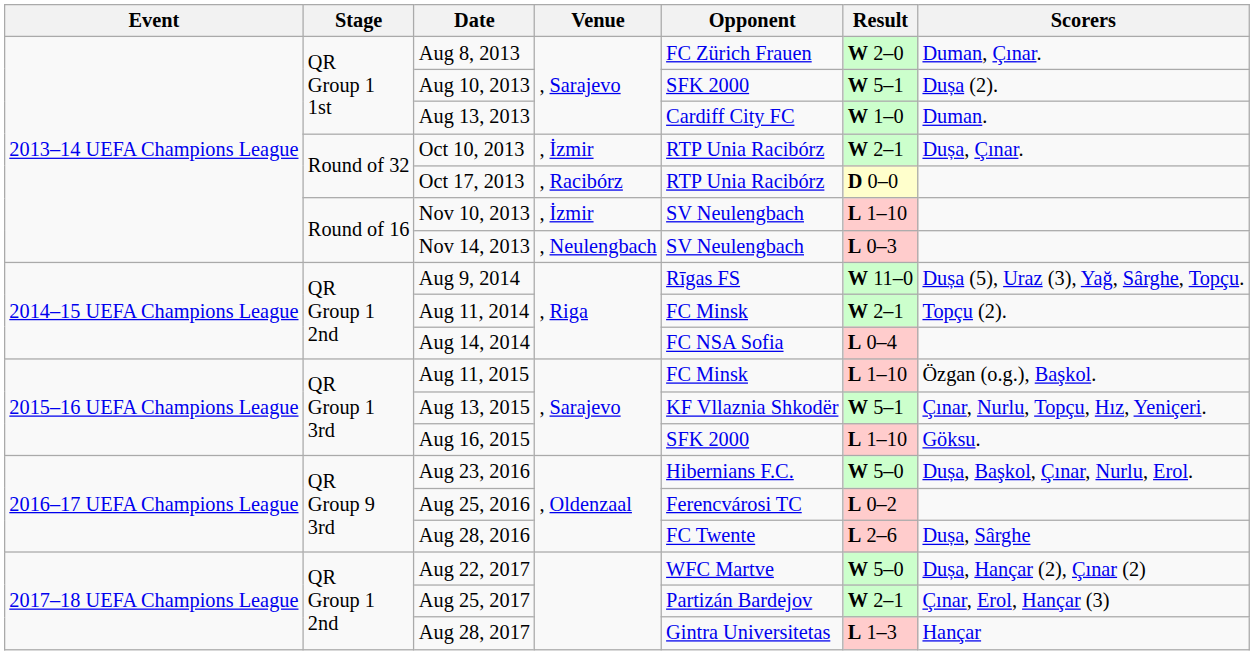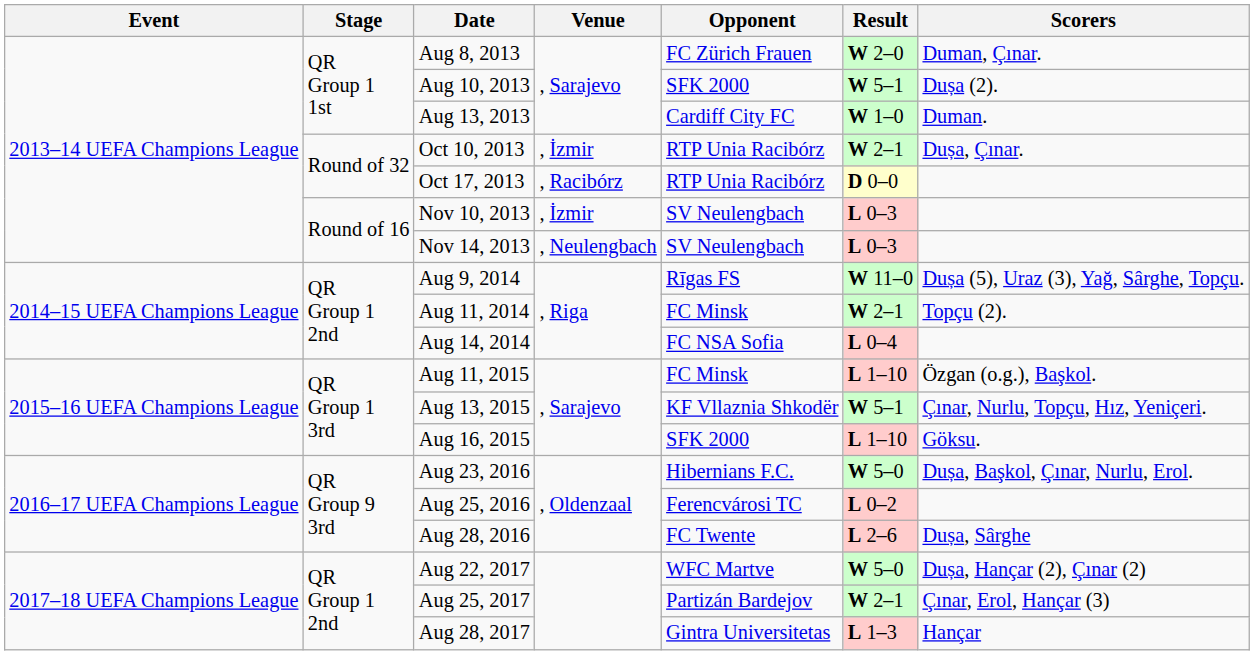(877, 213) L 1–10 -> (872, 213) L 0–3
